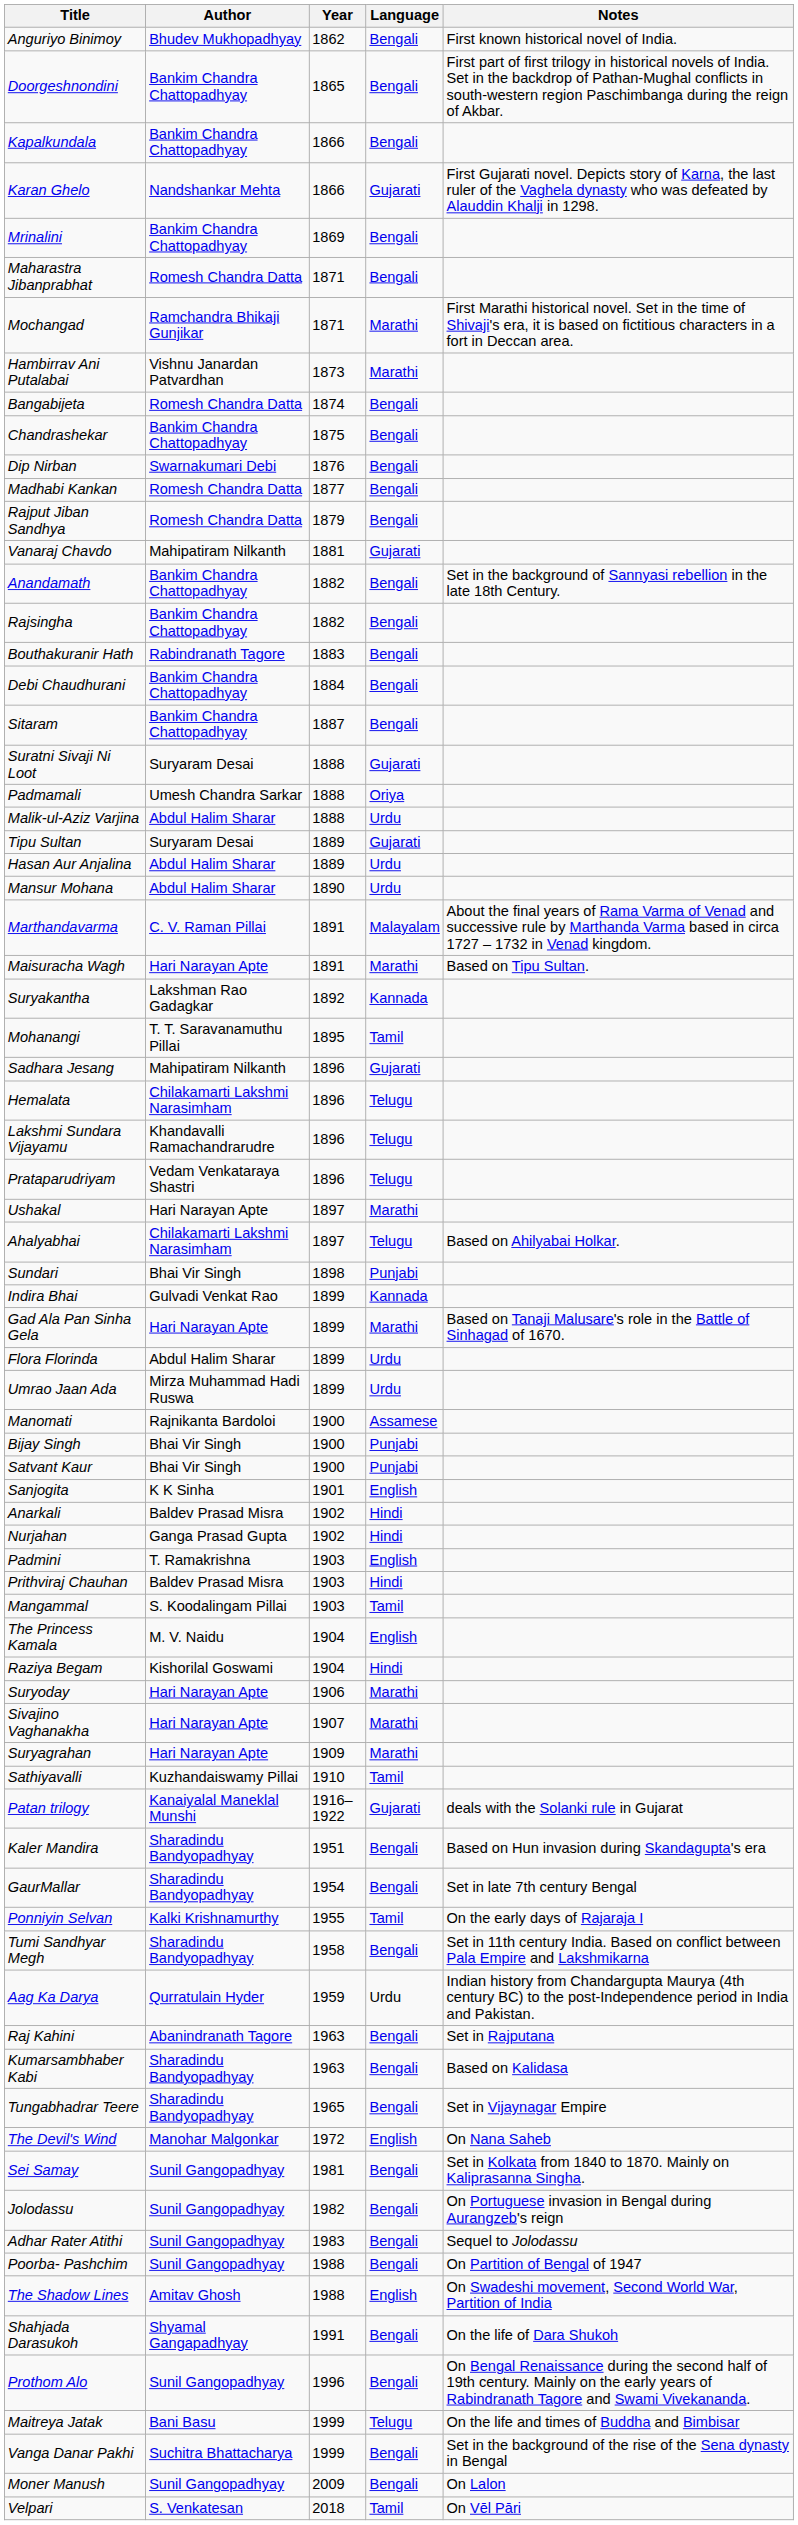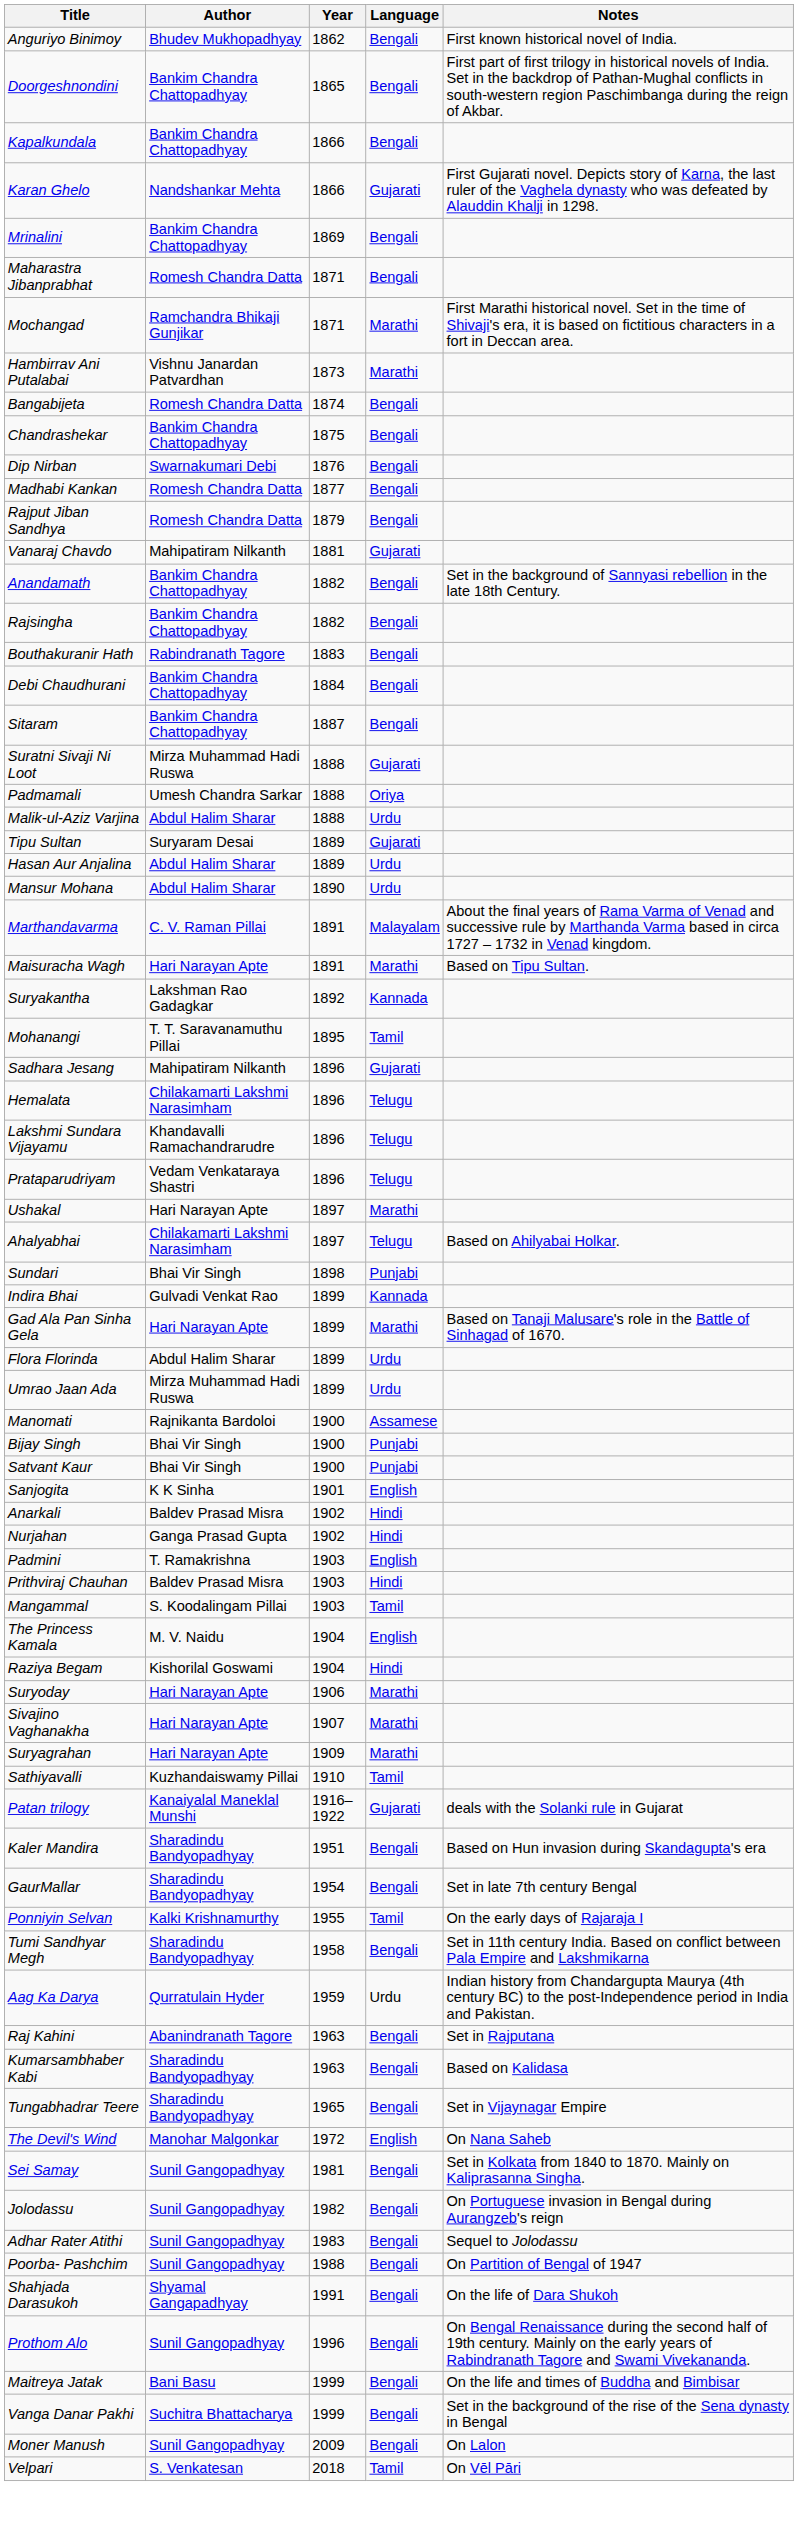(201, 764) Suryaram Desai -> (224, 764) Mirza Muhammad Hadi Ruswa
- row: (68, 2295)
(391, 2422) Telugu -> (394, 2382) Bengali
